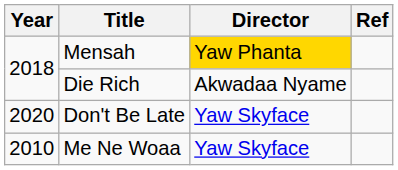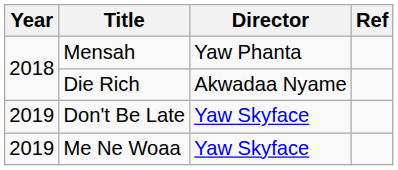(248, 52) gold background -> (248, 52) no background
(32, 116) 2020 -> (32, 116) 2019
(32, 148) 2010 -> (32, 148) 2019
